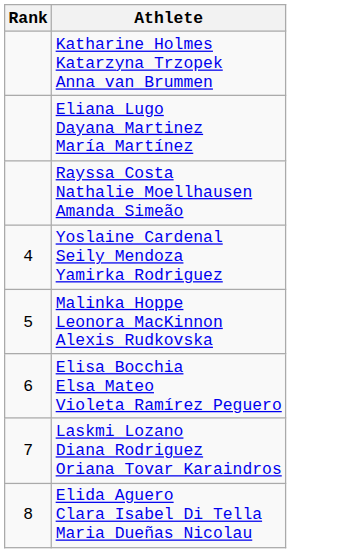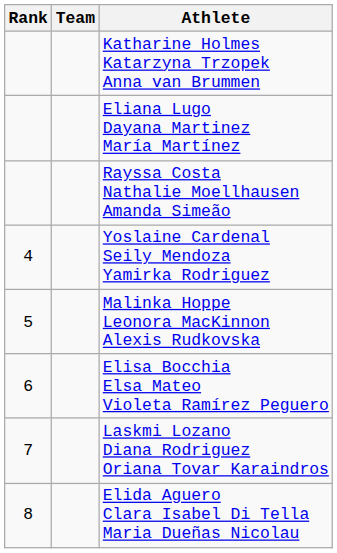+ column: (75, 18)
